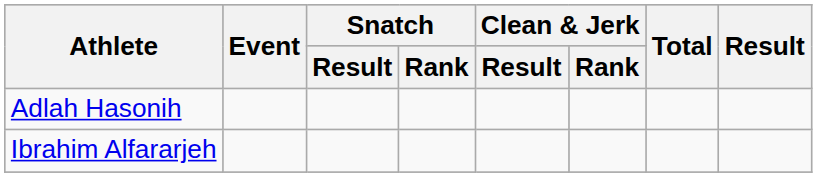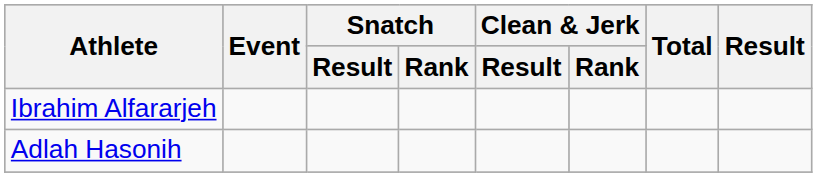rows swapped: (114, 150) <-> (96, 108)
